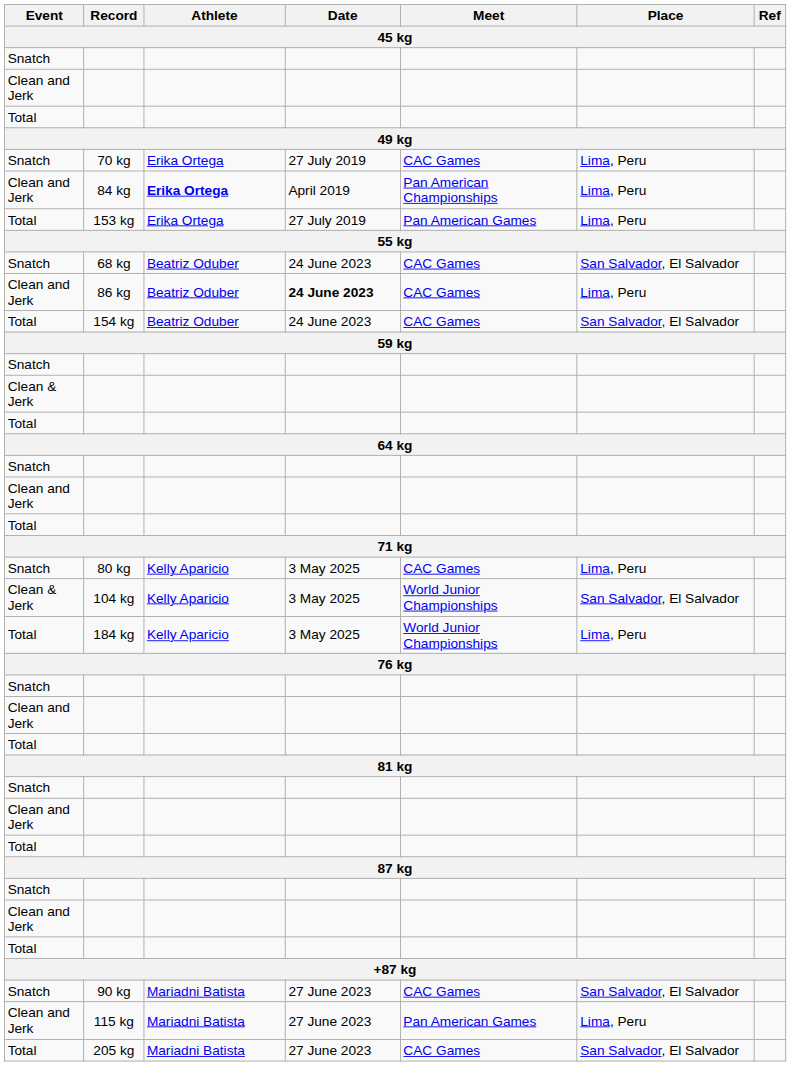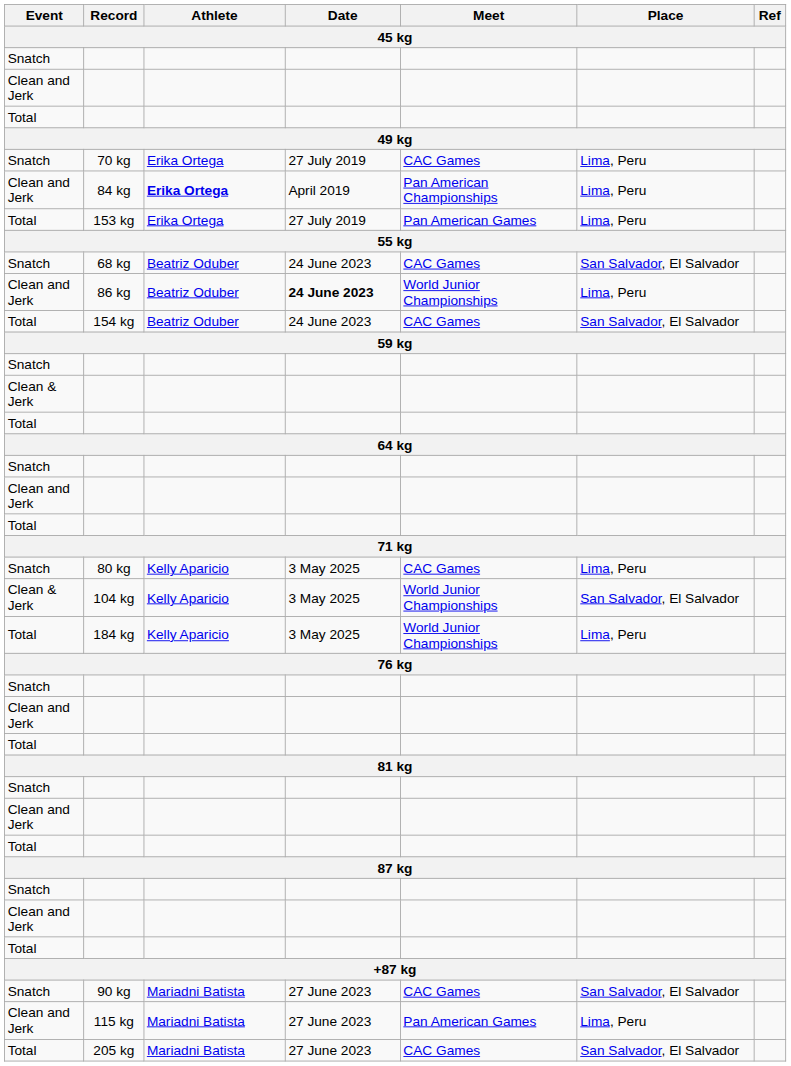(442, 292) CAC Games -> (450, 292) World Junior Championships
